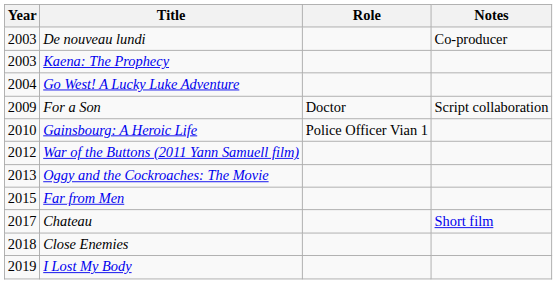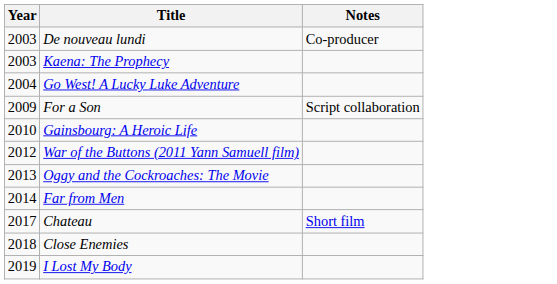- column: (367, 15)
(22, 198) 2015 -> (22, 198) 2014
